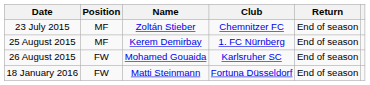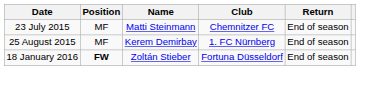(166, 27) Zoltán Stieber -> (161, 27) Matti Steinmann
- row: (42, 57)
(101, 73) normal -> (101, 57) bold
(166, 73) Matti Steinmann -> (161, 57) Zoltán Stieber
